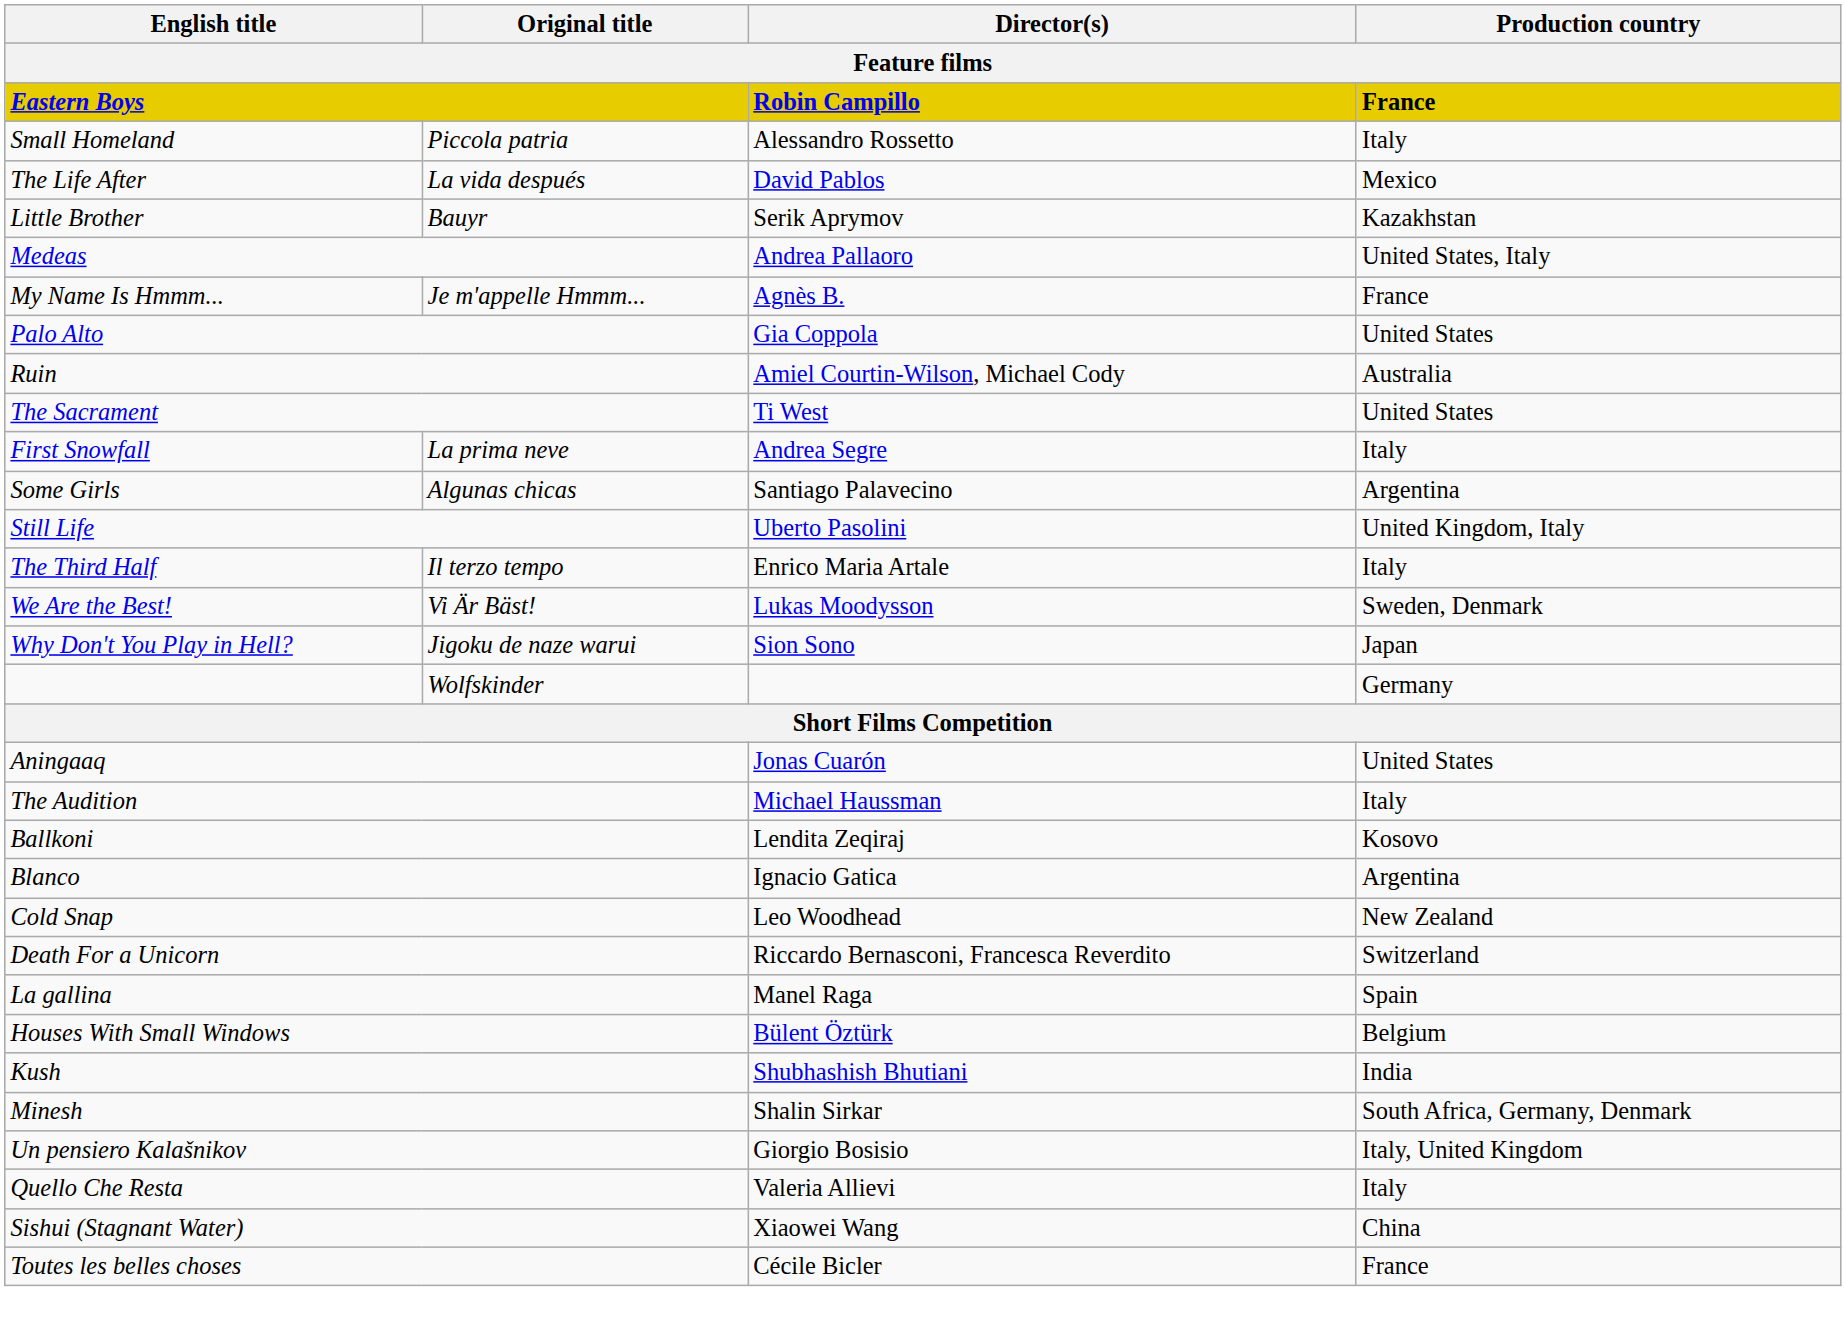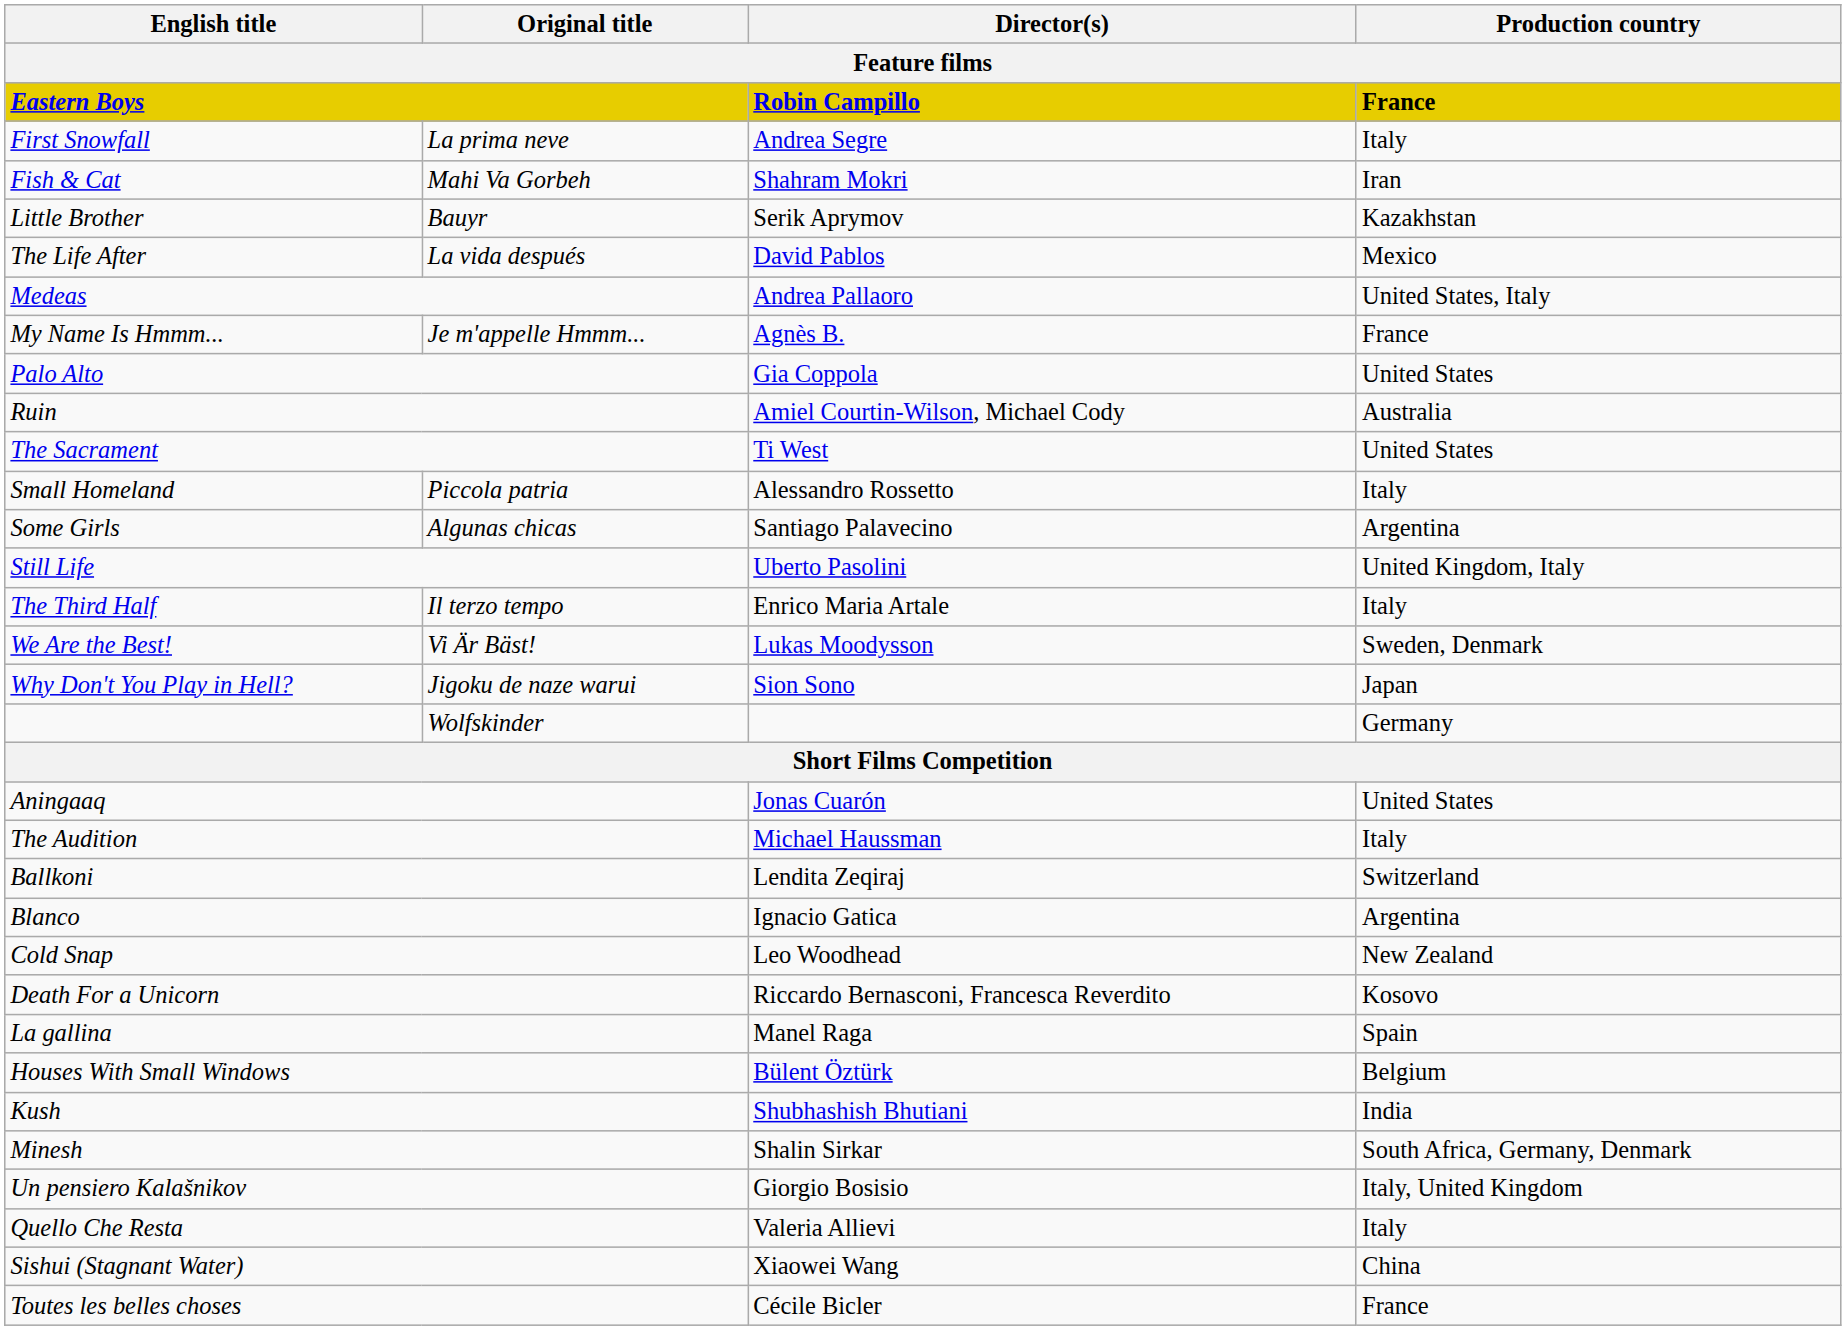rows swapped: (80, 450) <-> (92, 140)
+ row: (65, 179)
rows swapped: (78, 179) <-> (77, 218)
(1400, 839) Kosovo -> (1421, 878) Switzerland
(1421, 955) Switzerland -> (1400, 994) Kosovo
